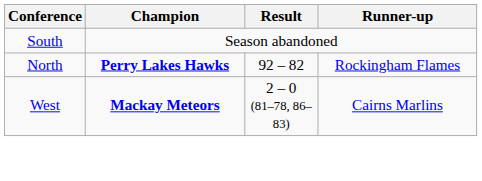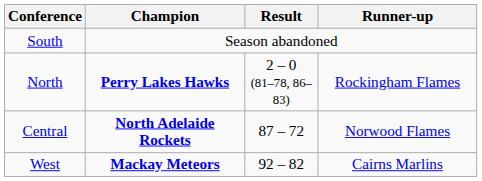(281, 64) 92 – 82 -> (281, 81) 2 – 0 (81–78, 86–83)
+ row: (45, 131)
(281, 105) 2 – 0 (81–78, 86–83) -> (281, 164) 92 – 82
